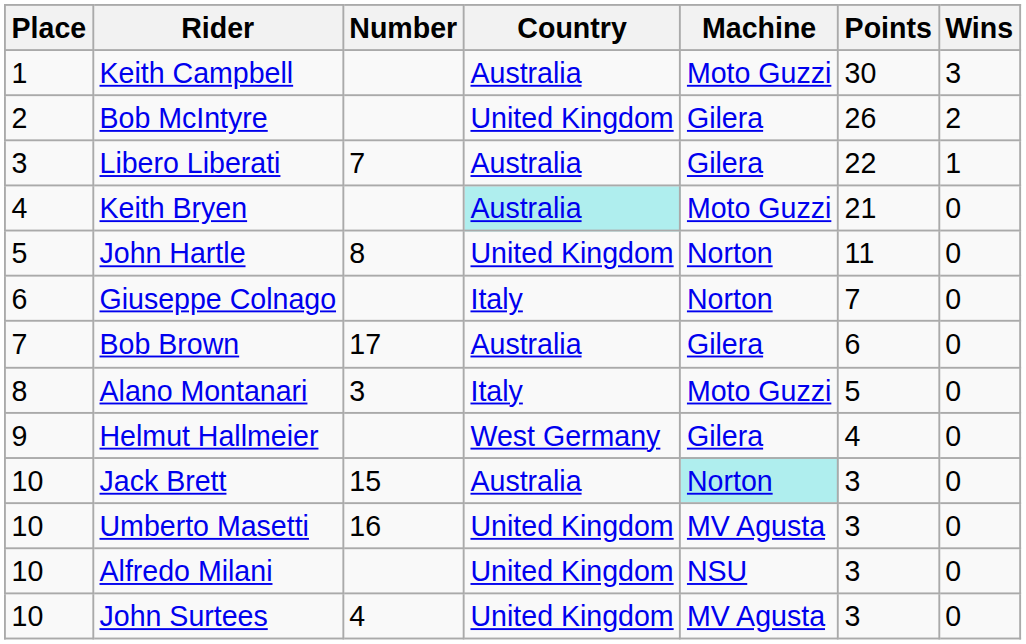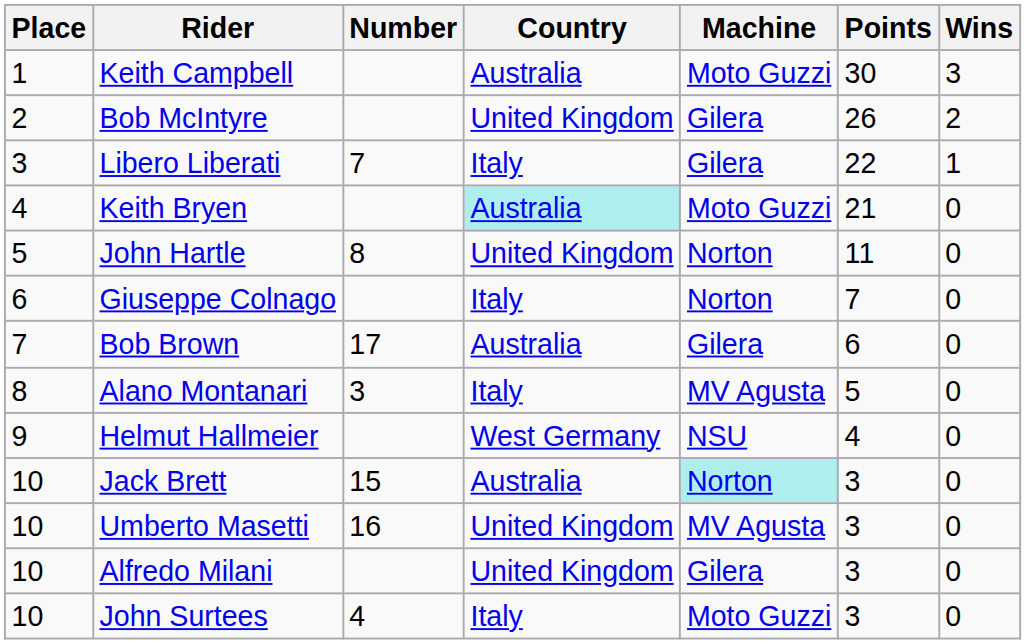(526, 163) Australia -> (497, 163) Italy
(759, 390) Moto Guzzi -> (756, 390) MV Agusta
(725, 435) Gilera -> (717, 435) NSU
(717, 571) NSU -> (725, 571) Gilera
(572, 616) United Kingdom -> (497, 616) Italy
(756, 616) MV Agusta -> (759, 616) Moto Guzzi
